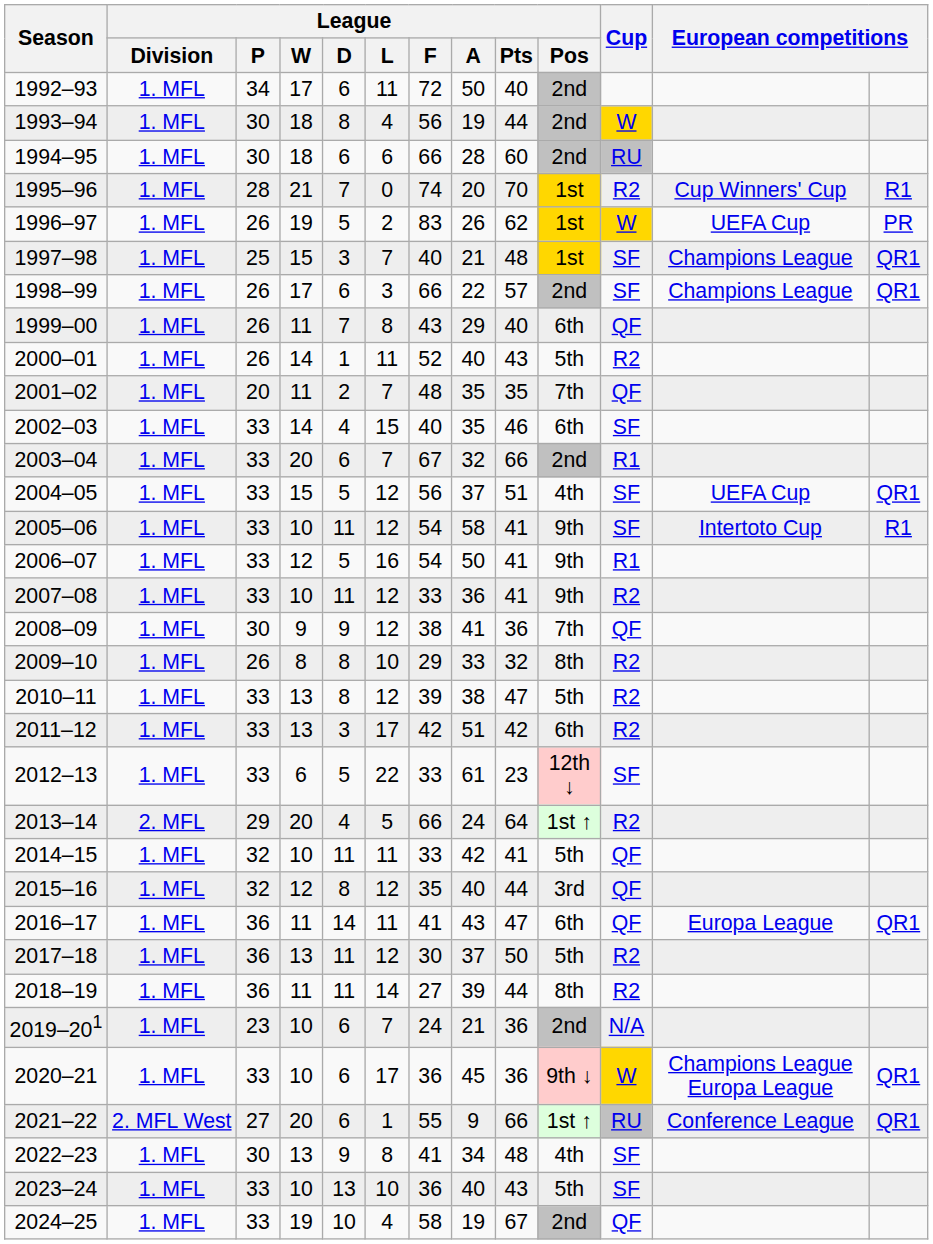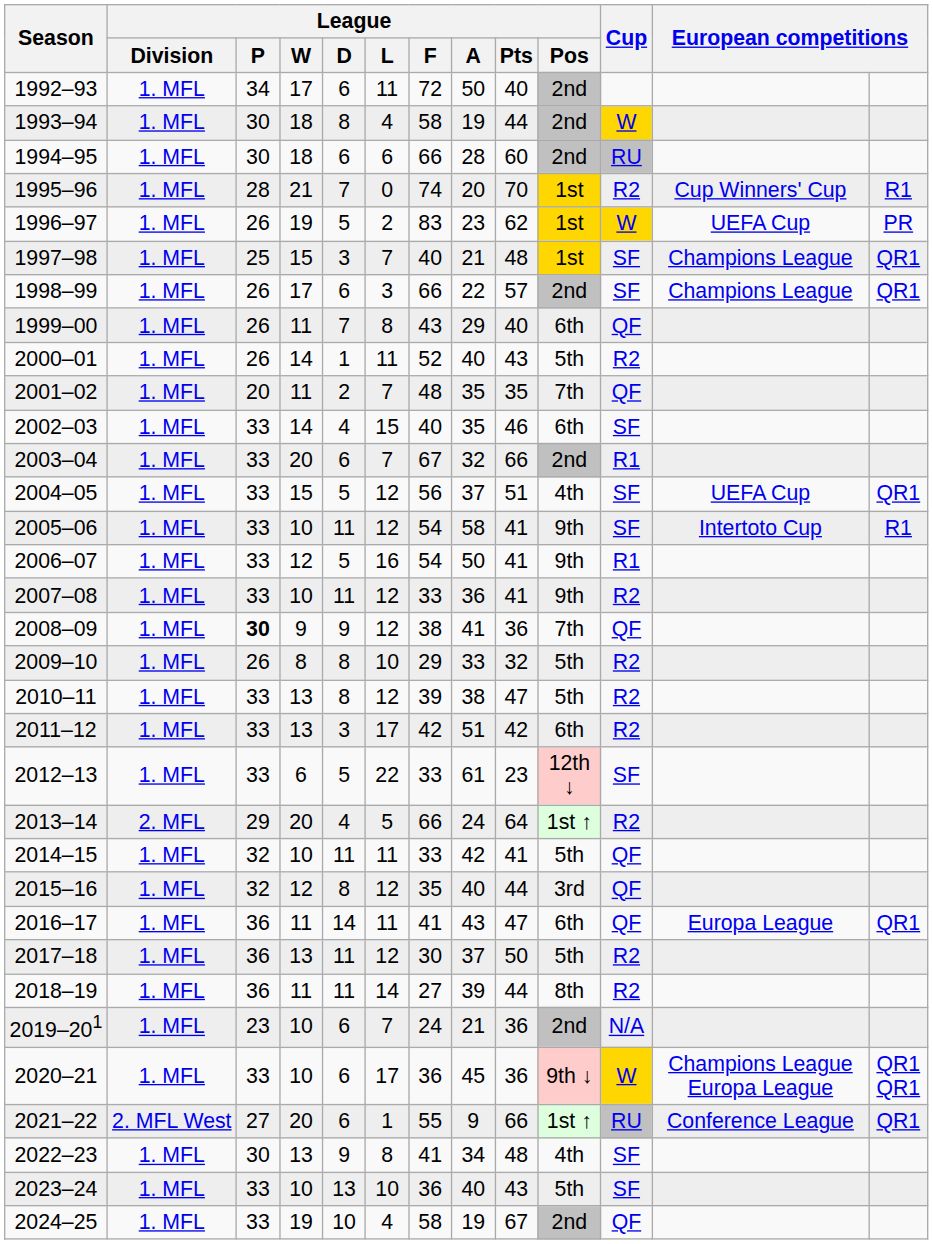(430, 122) 56 -> (430, 122) 58
(473, 223) 26 -> (473, 223) 23
(258, 628) normal -> (258, 628) bold
(569, 662) 8th -> (569, 662) 5th
(898, 1075) QR1 -> (898, 1075) QR1 QR1
